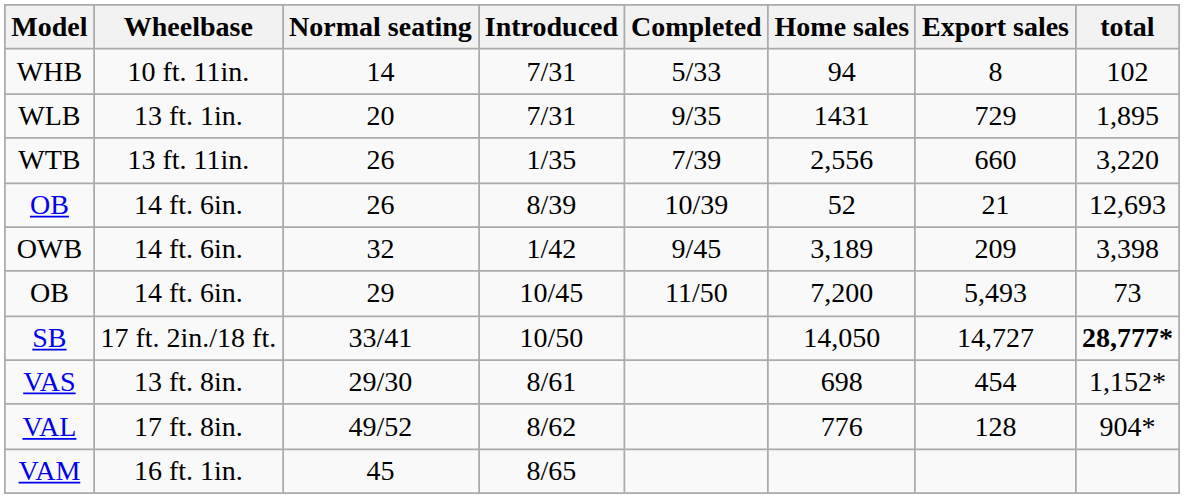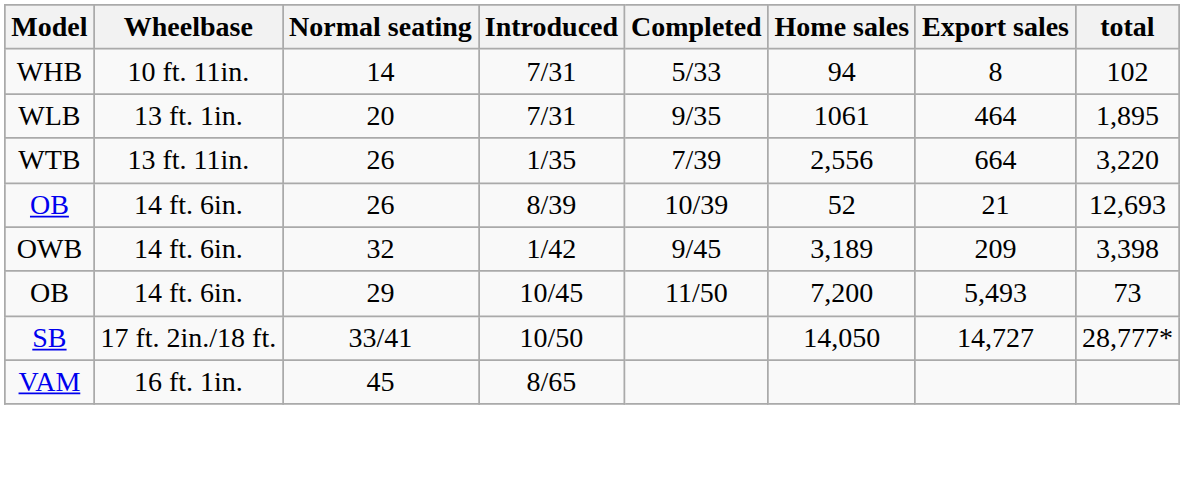(842, 115) 1431 -> (842, 115) 1061
(995, 115) 729 -> (995, 115) 464
(995, 159) 660 -> (995, 159) 664
(1127, 337) bold -> (1127, 337) normal
- row: (49, 381)
- row: (49, 426)
